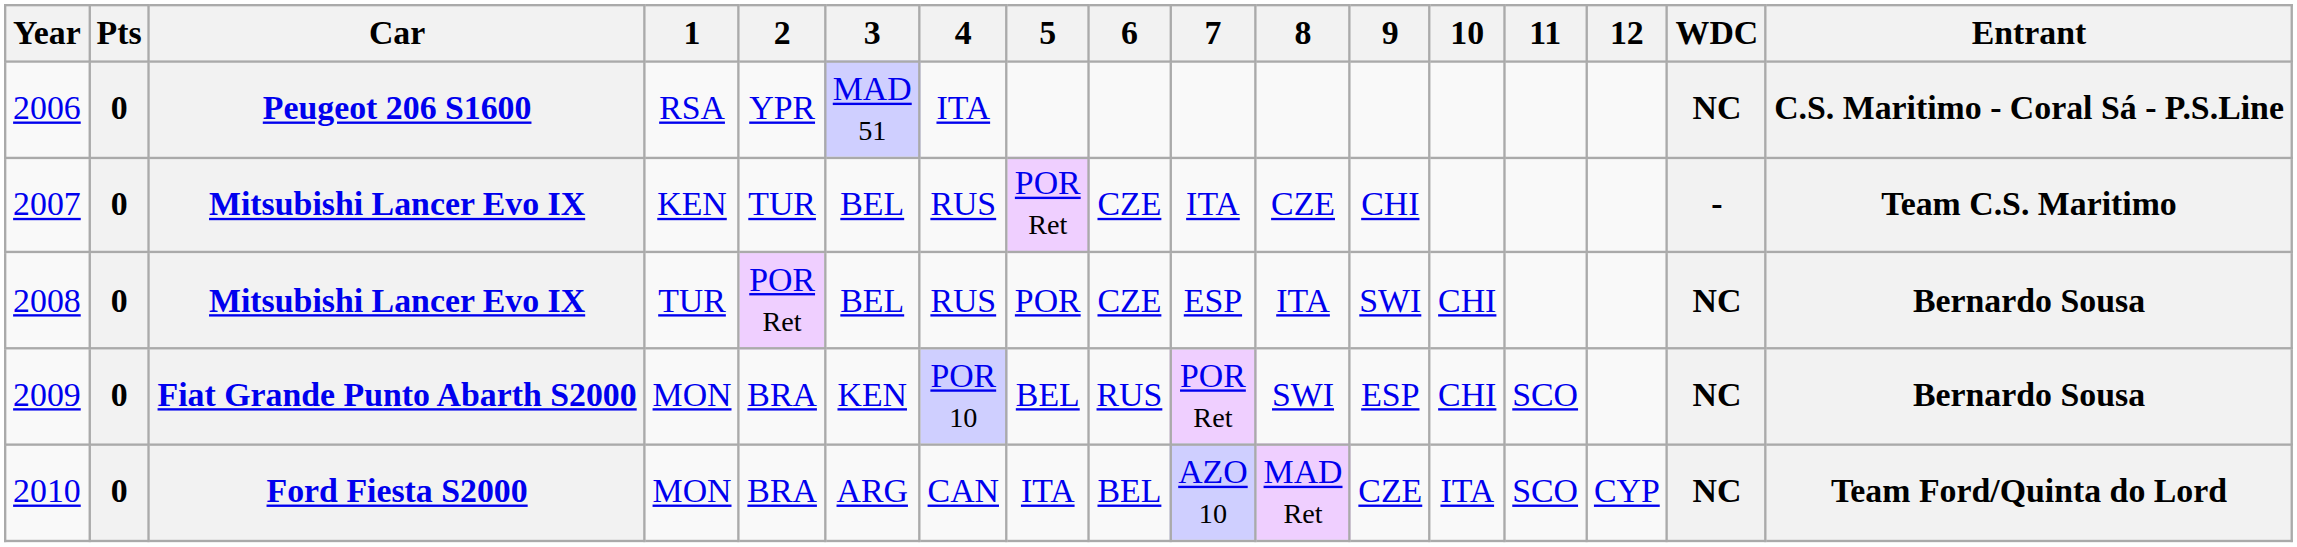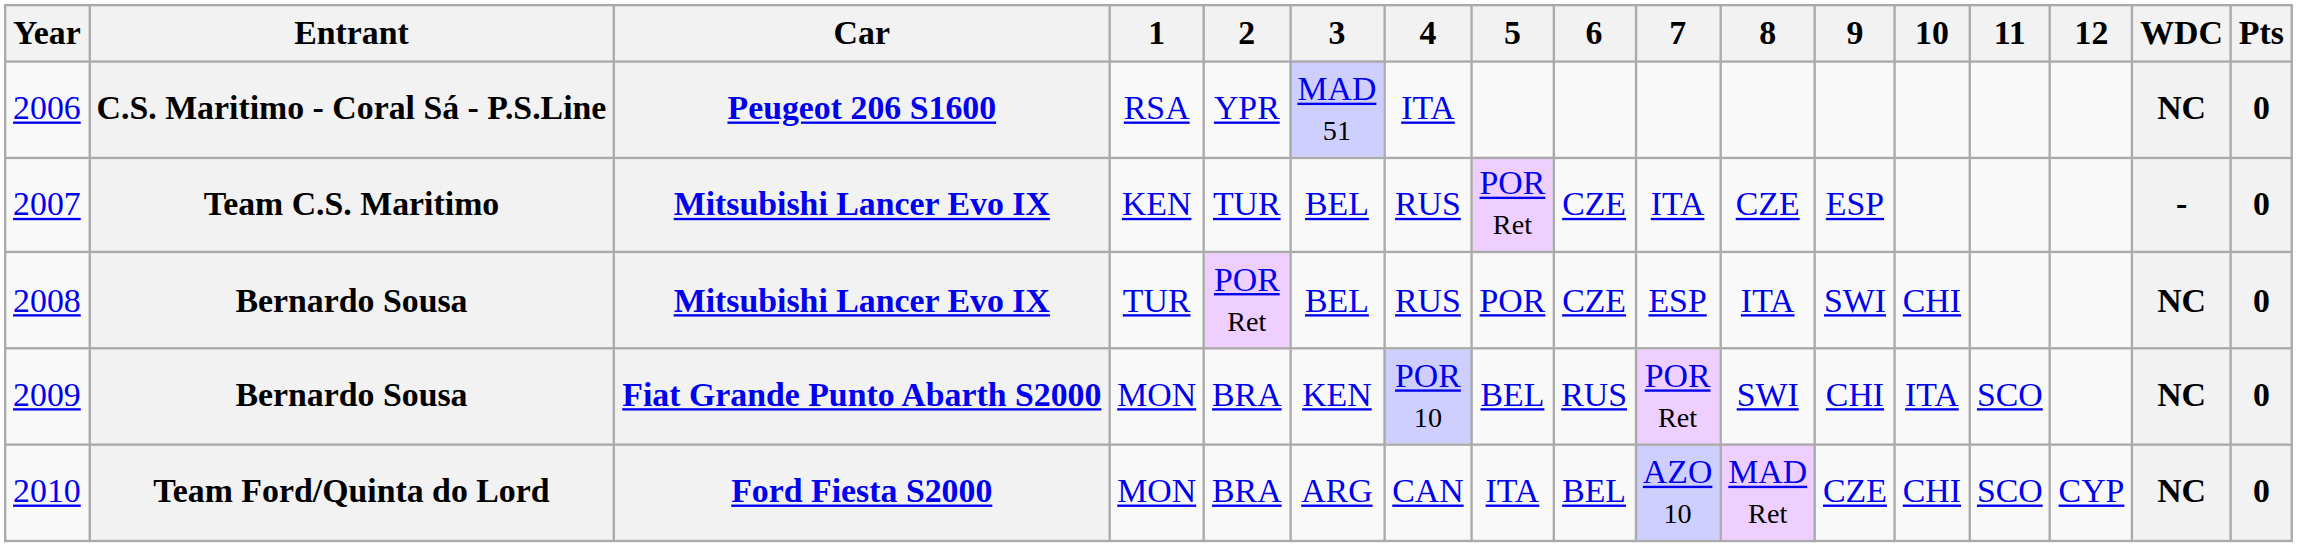columns swapped: (2029, 32) <-> (119, 32)
(1390, 204) CHI -> (1855, 204) ESP
(1390, 395) ESP -> (1855, 395) CHI
(1467, 395) CHI -> (1932, 395) ITA
(1467, 491) ITA -> (1932, 491) CHI
